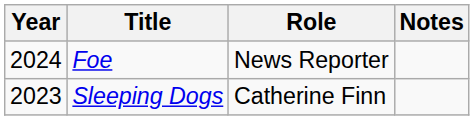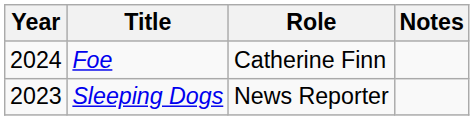(311, 59) News Reporter -> (310, 59) Catherine Finn
(310, 96) Catherine Finn -> (311, 96) News Reporter
